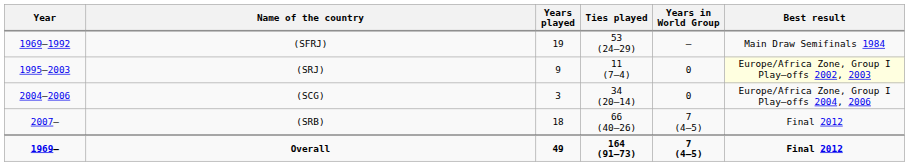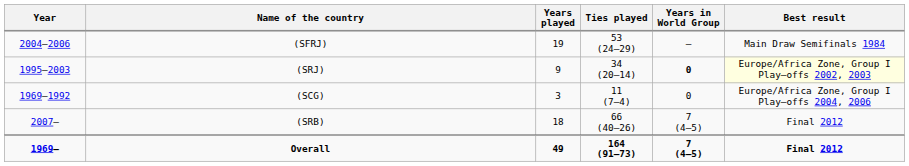(45, 44) 1969–1992 -> (45, 44) 2004–2006
(617, 70) 11 (7–4) -> (617, 70) 34 (20–14)
(689, 70) normal -> (689, 70) bold
(45, 96) 2004–2006 -> (45, 96) 1969–1992
(617, 96) 34 (20–14) -> (617, 96) 11 (7–4)
